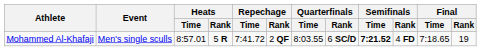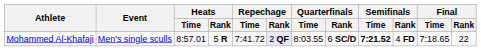(279, 39) no background -> (279, 39) lavender background
(464, 39) 19 -> (464, 39) 22
